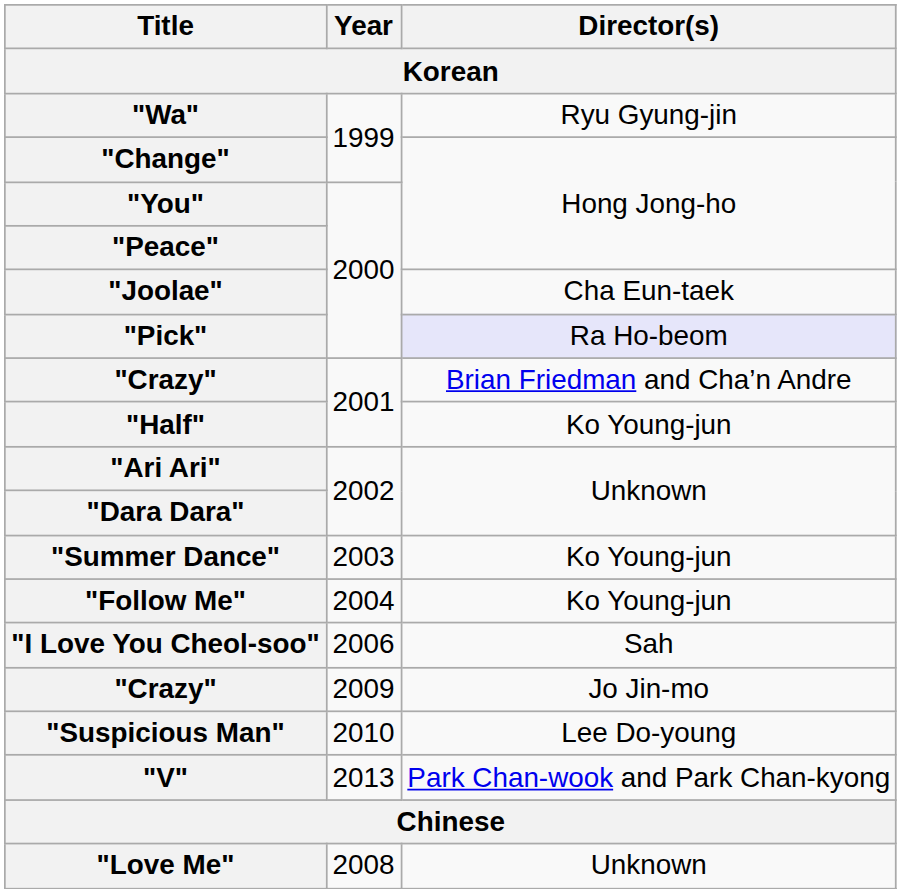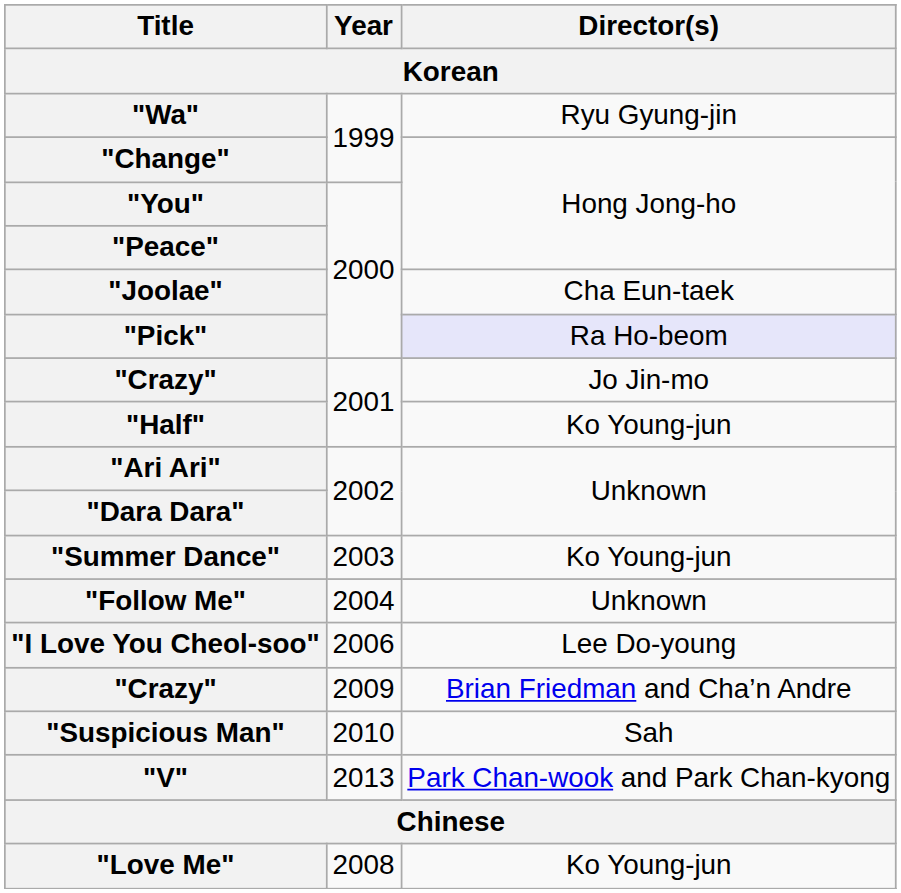(649, 379) Brian Friedman and Cha’n Andre -> (649, 379) Jo Jin-mo
(649, 600) Ko Young-jun -> (649, 600) Unknown
(649, 644) Sah -> (649, 644) Lee Do-young
(649, 688) Jo Jin-mo -> (649, 688) Brian Friedman and Cha’n Andre
(649, 733) Lee Do-young -> (649, 733) Sah
(649, 865) Unknown -> (649, 865) Ko Young-jun
